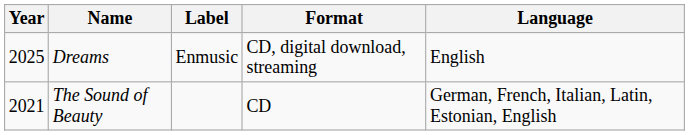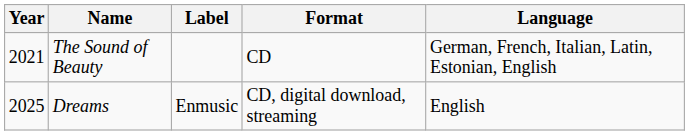rows swapped: (100, 105) <-> (81, 57)
